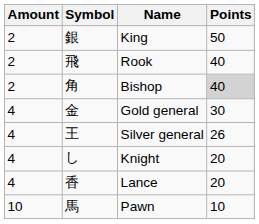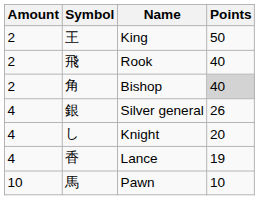(72, 37) 銀 -> (72, 37) 王
- row: (160, 110)
(72, 134) 王 -> (72, 110) 銀
(218, 182) 20 -> (218, 158) 19
